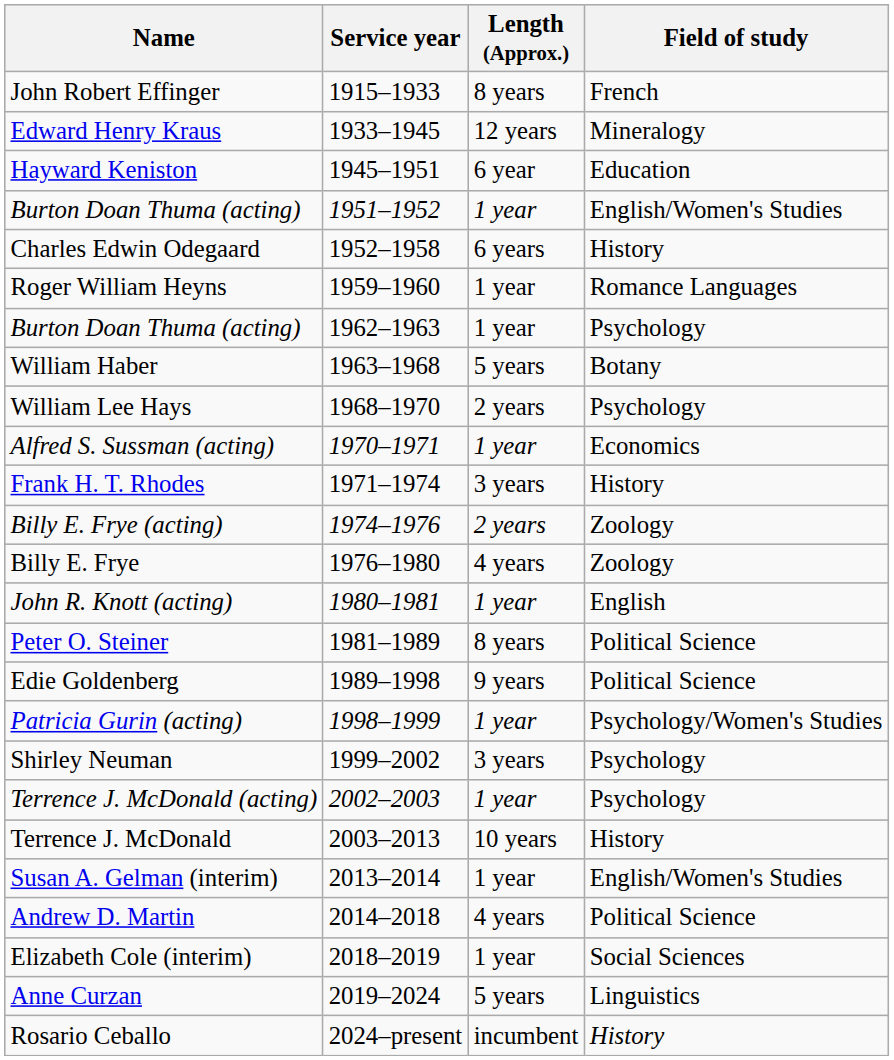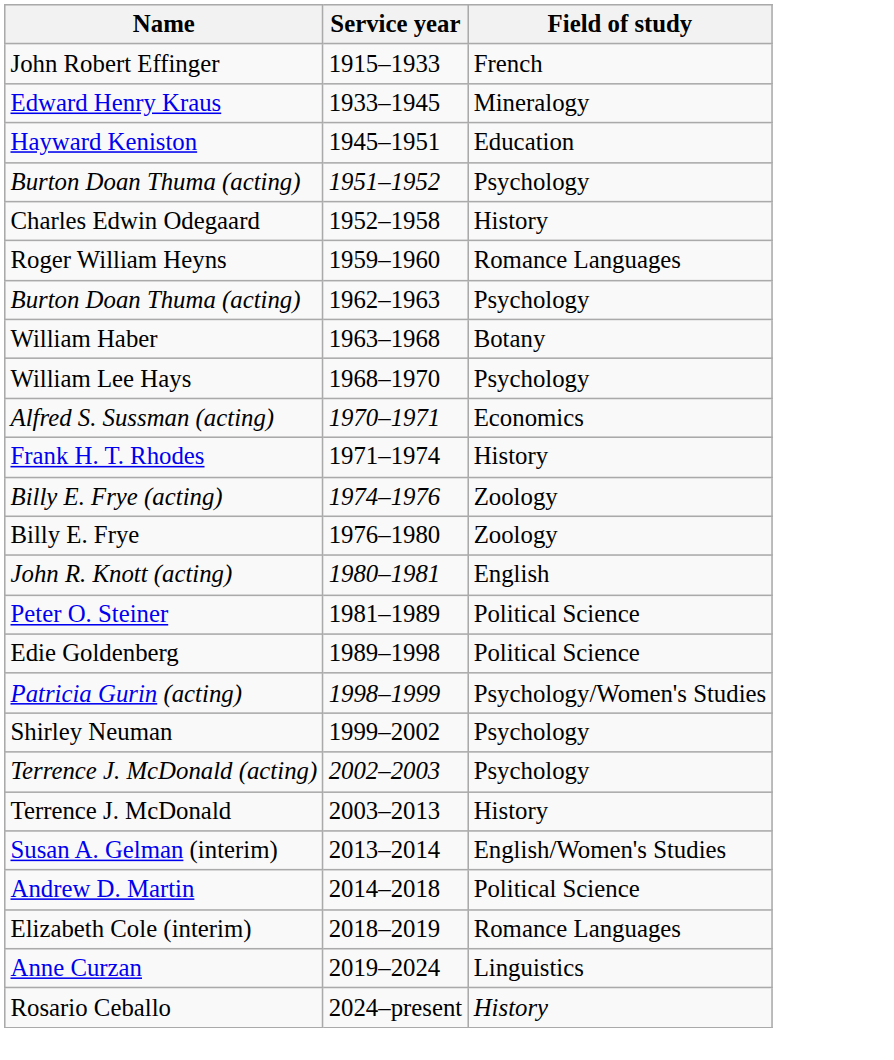- column: (526, 38)
(716, 209) English/Women's Studies -> (532, 181) Psychology
(667, 956) Social Sciences -> (577, 928) Romance Languages
